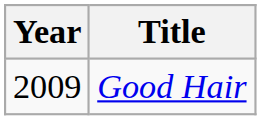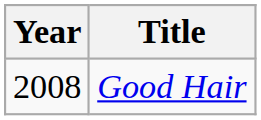(47, 85) 2009 -> (47, 85) 2008
